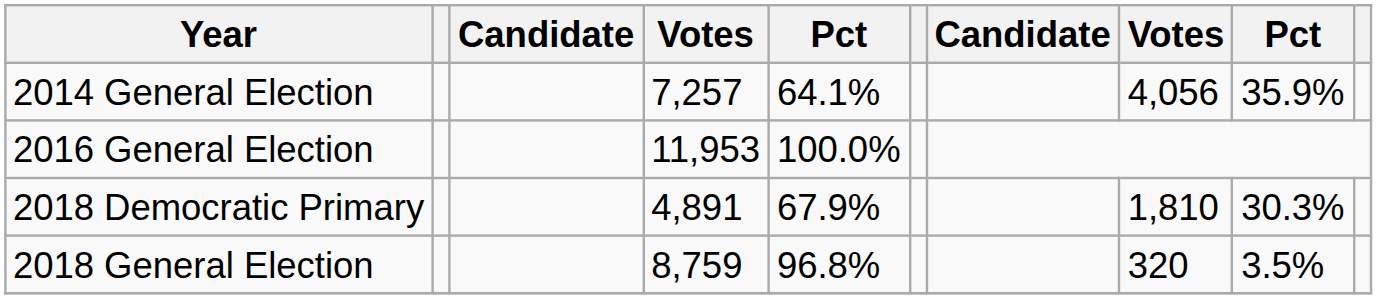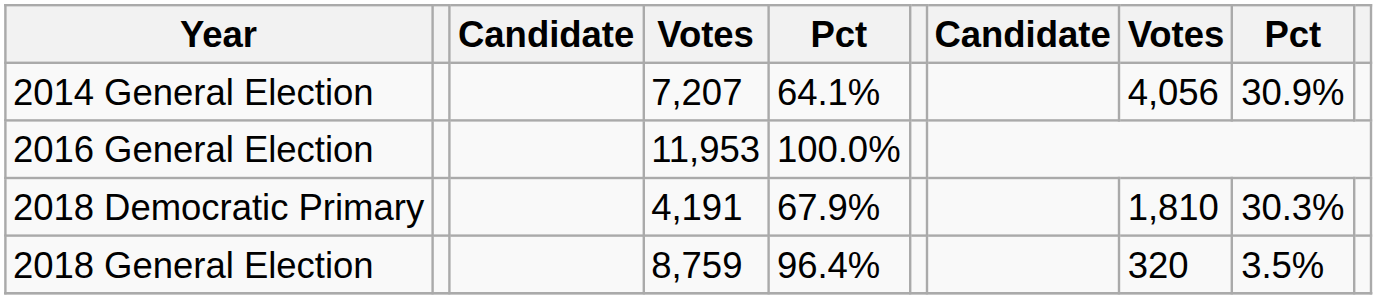(697, 92) 7,257 -> (697, 92) 7,207
(1293, 92) 35.9% -> (1293, 92) 30.9%
(697, 207) 4,891 -> (697, 207) 4,191
(829, 265) 96.8% -> (829, 265) 96.4%
